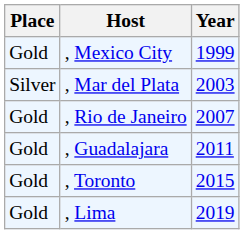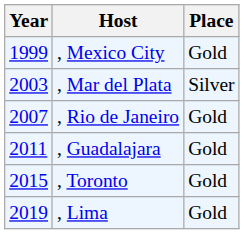columns swapped: (215, 20) <-> (32, 20)
